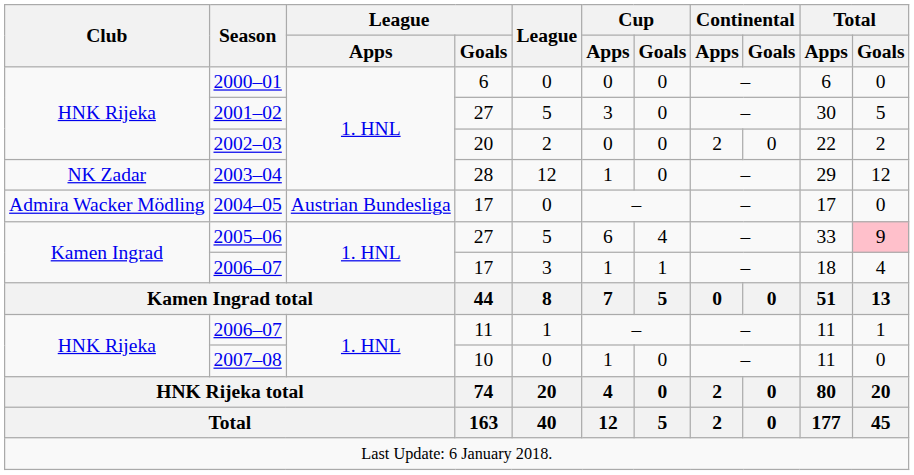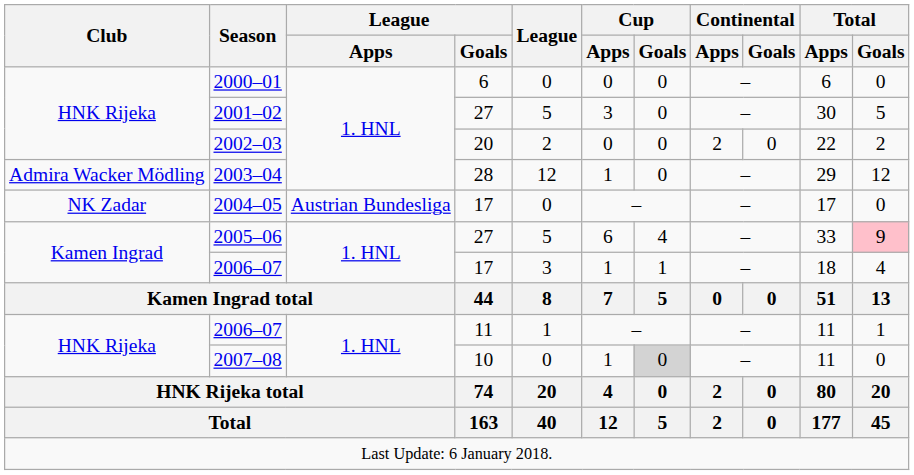(107, 174) NK Zadar -> (107, 174) Admira Wacker Mödling
(107, 205) Admira Wacker Mödling -> (107, 205) NK Zadar
(662, 360) no background -> (662, 360) lightgrey background
